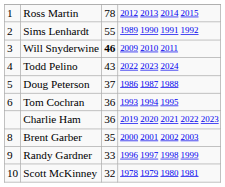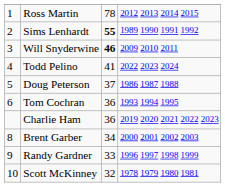(110, 31) normal -> (110, 31) bold
(110, 66) 43 -> (110, 66) 41
(110, 137) 35 -> (110, 137) 34
